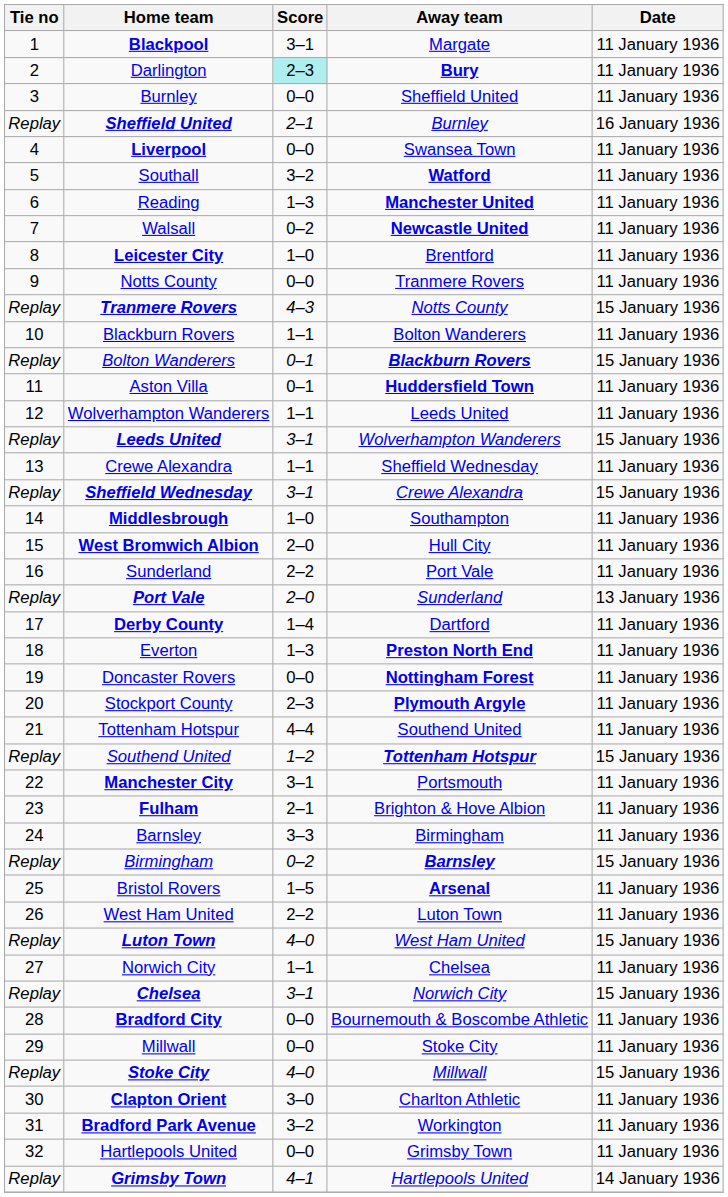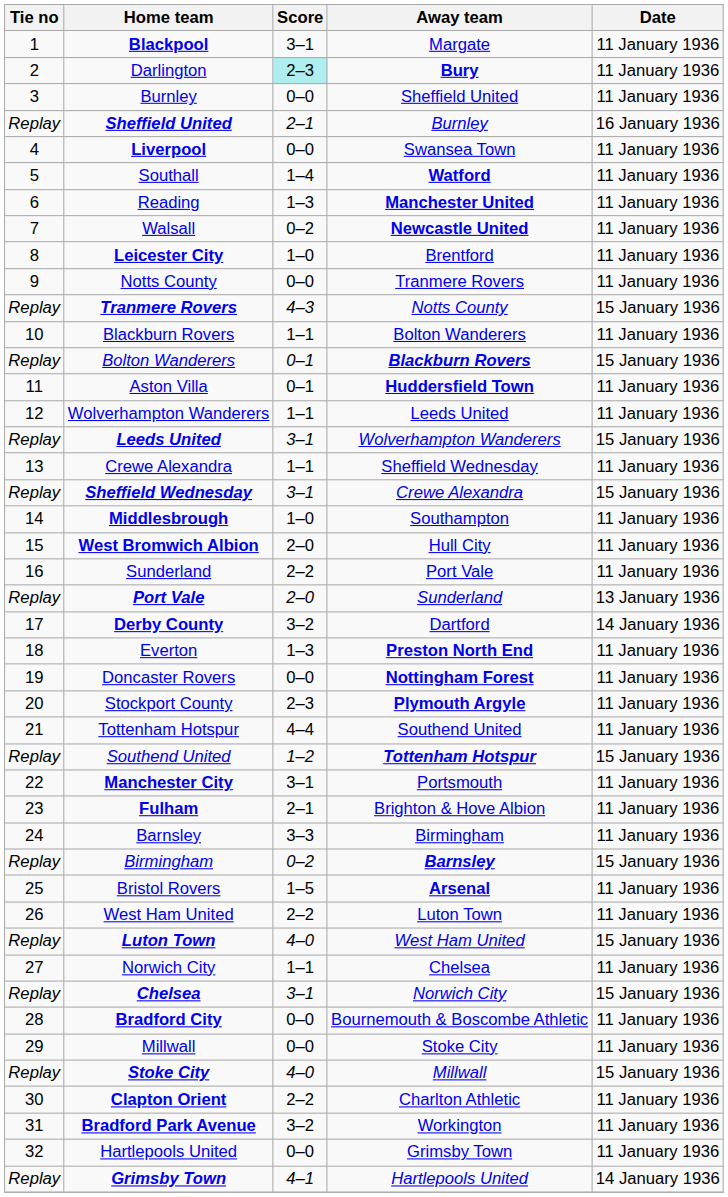(300, 176) 3–2 -> (300, 176) 1–4
(300, 624) 1–4 -> (300, 624) 3–2
(658, 624) 11 January 1936 -> (658, 624) 14 January 1936
(300, 1099) 3–0 -> (300, 1099) 2–2
